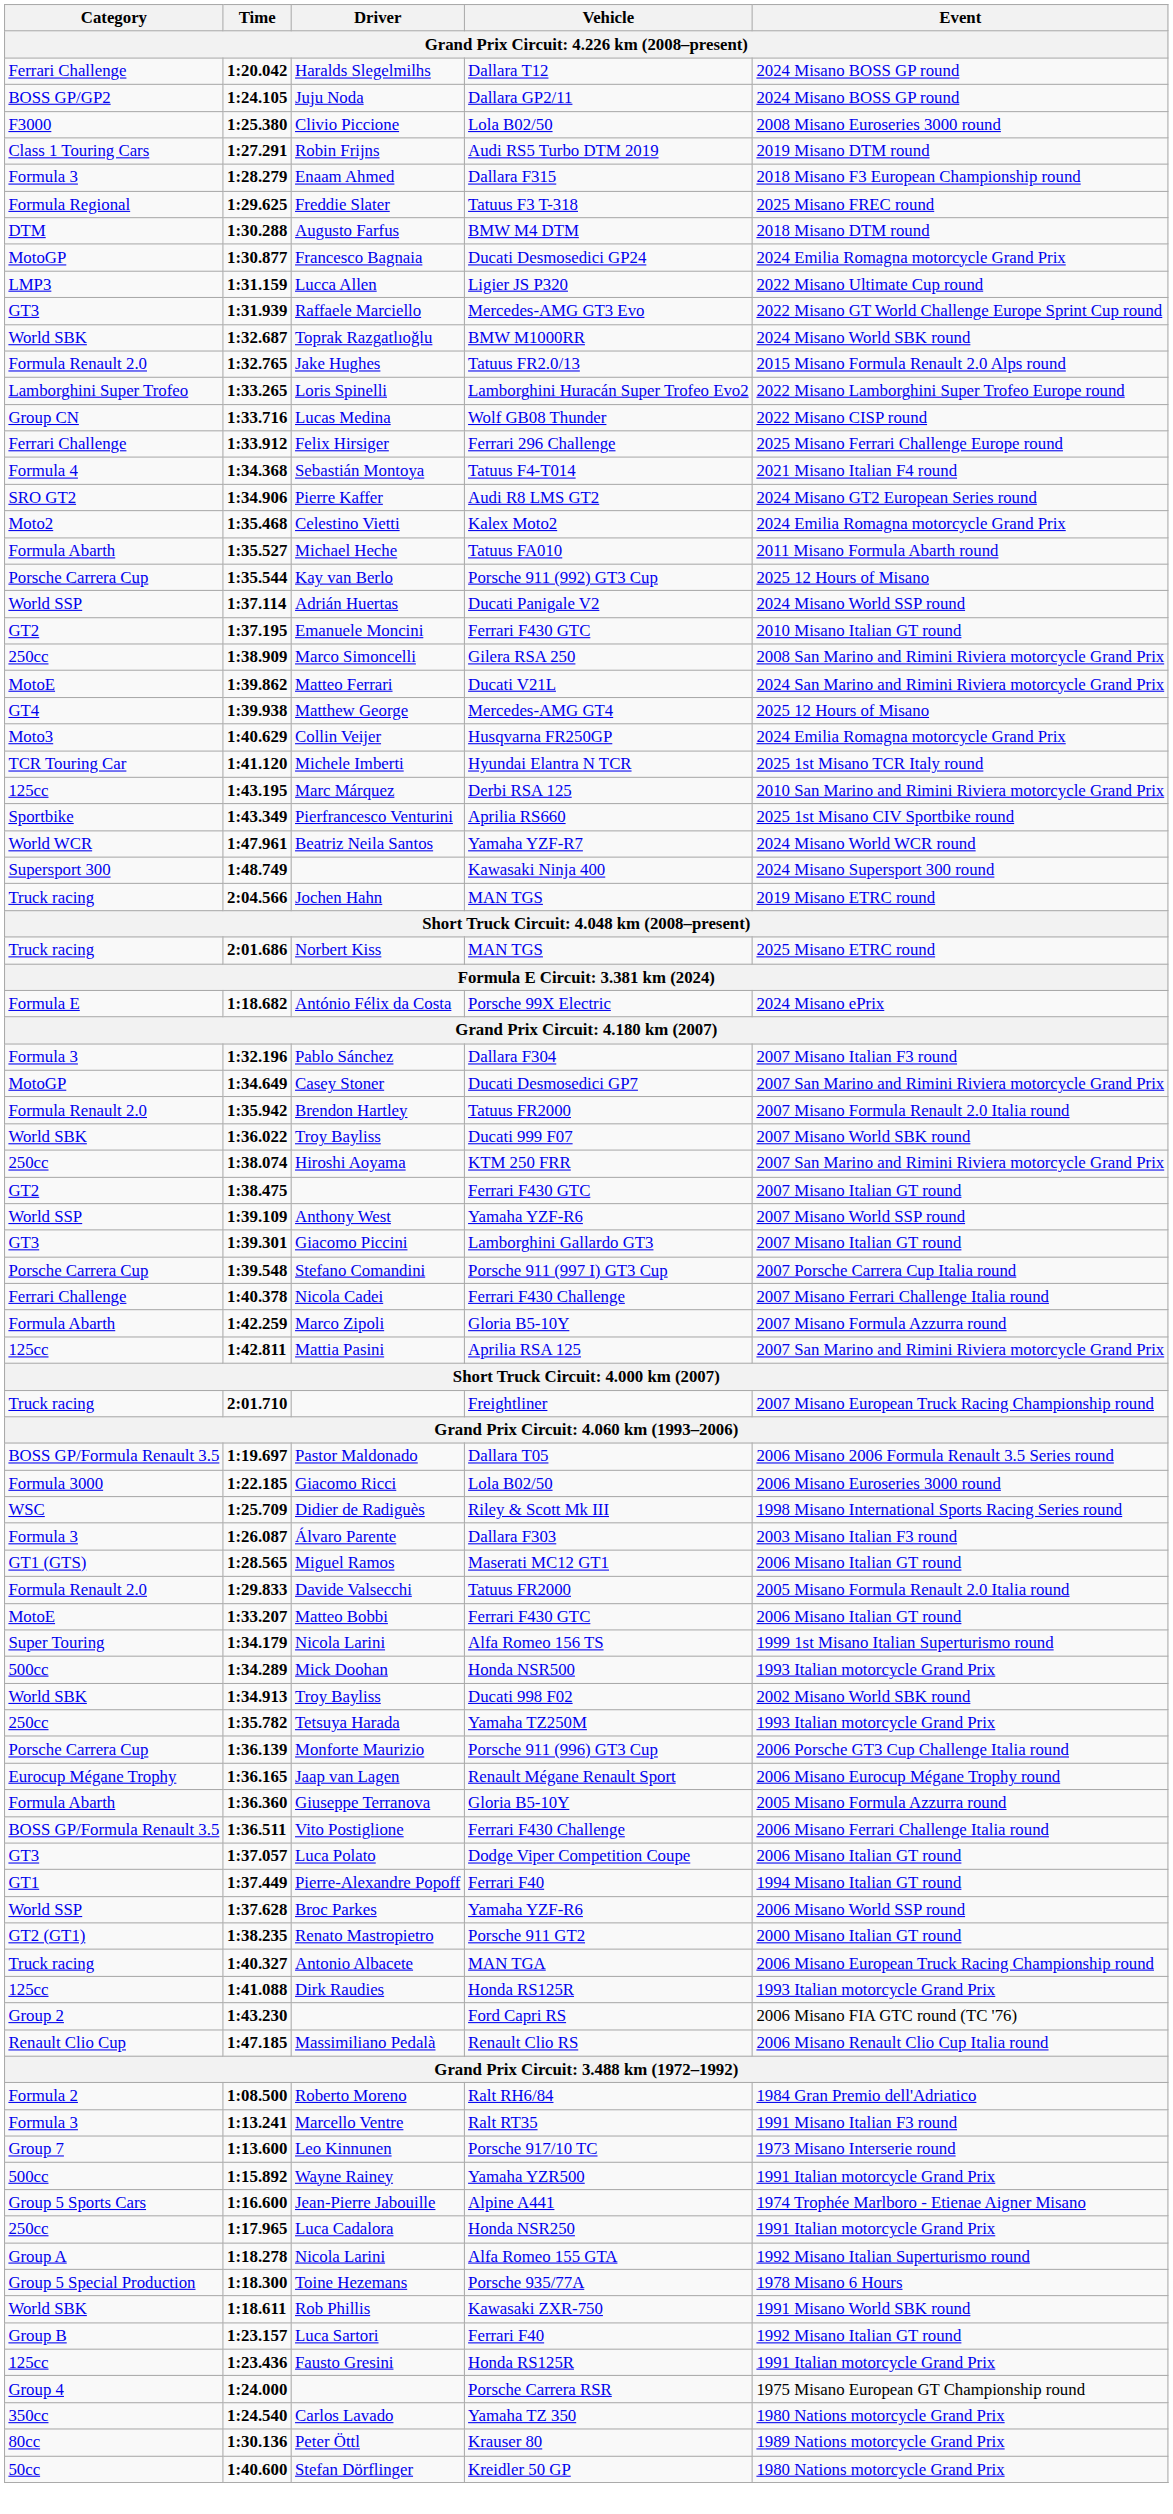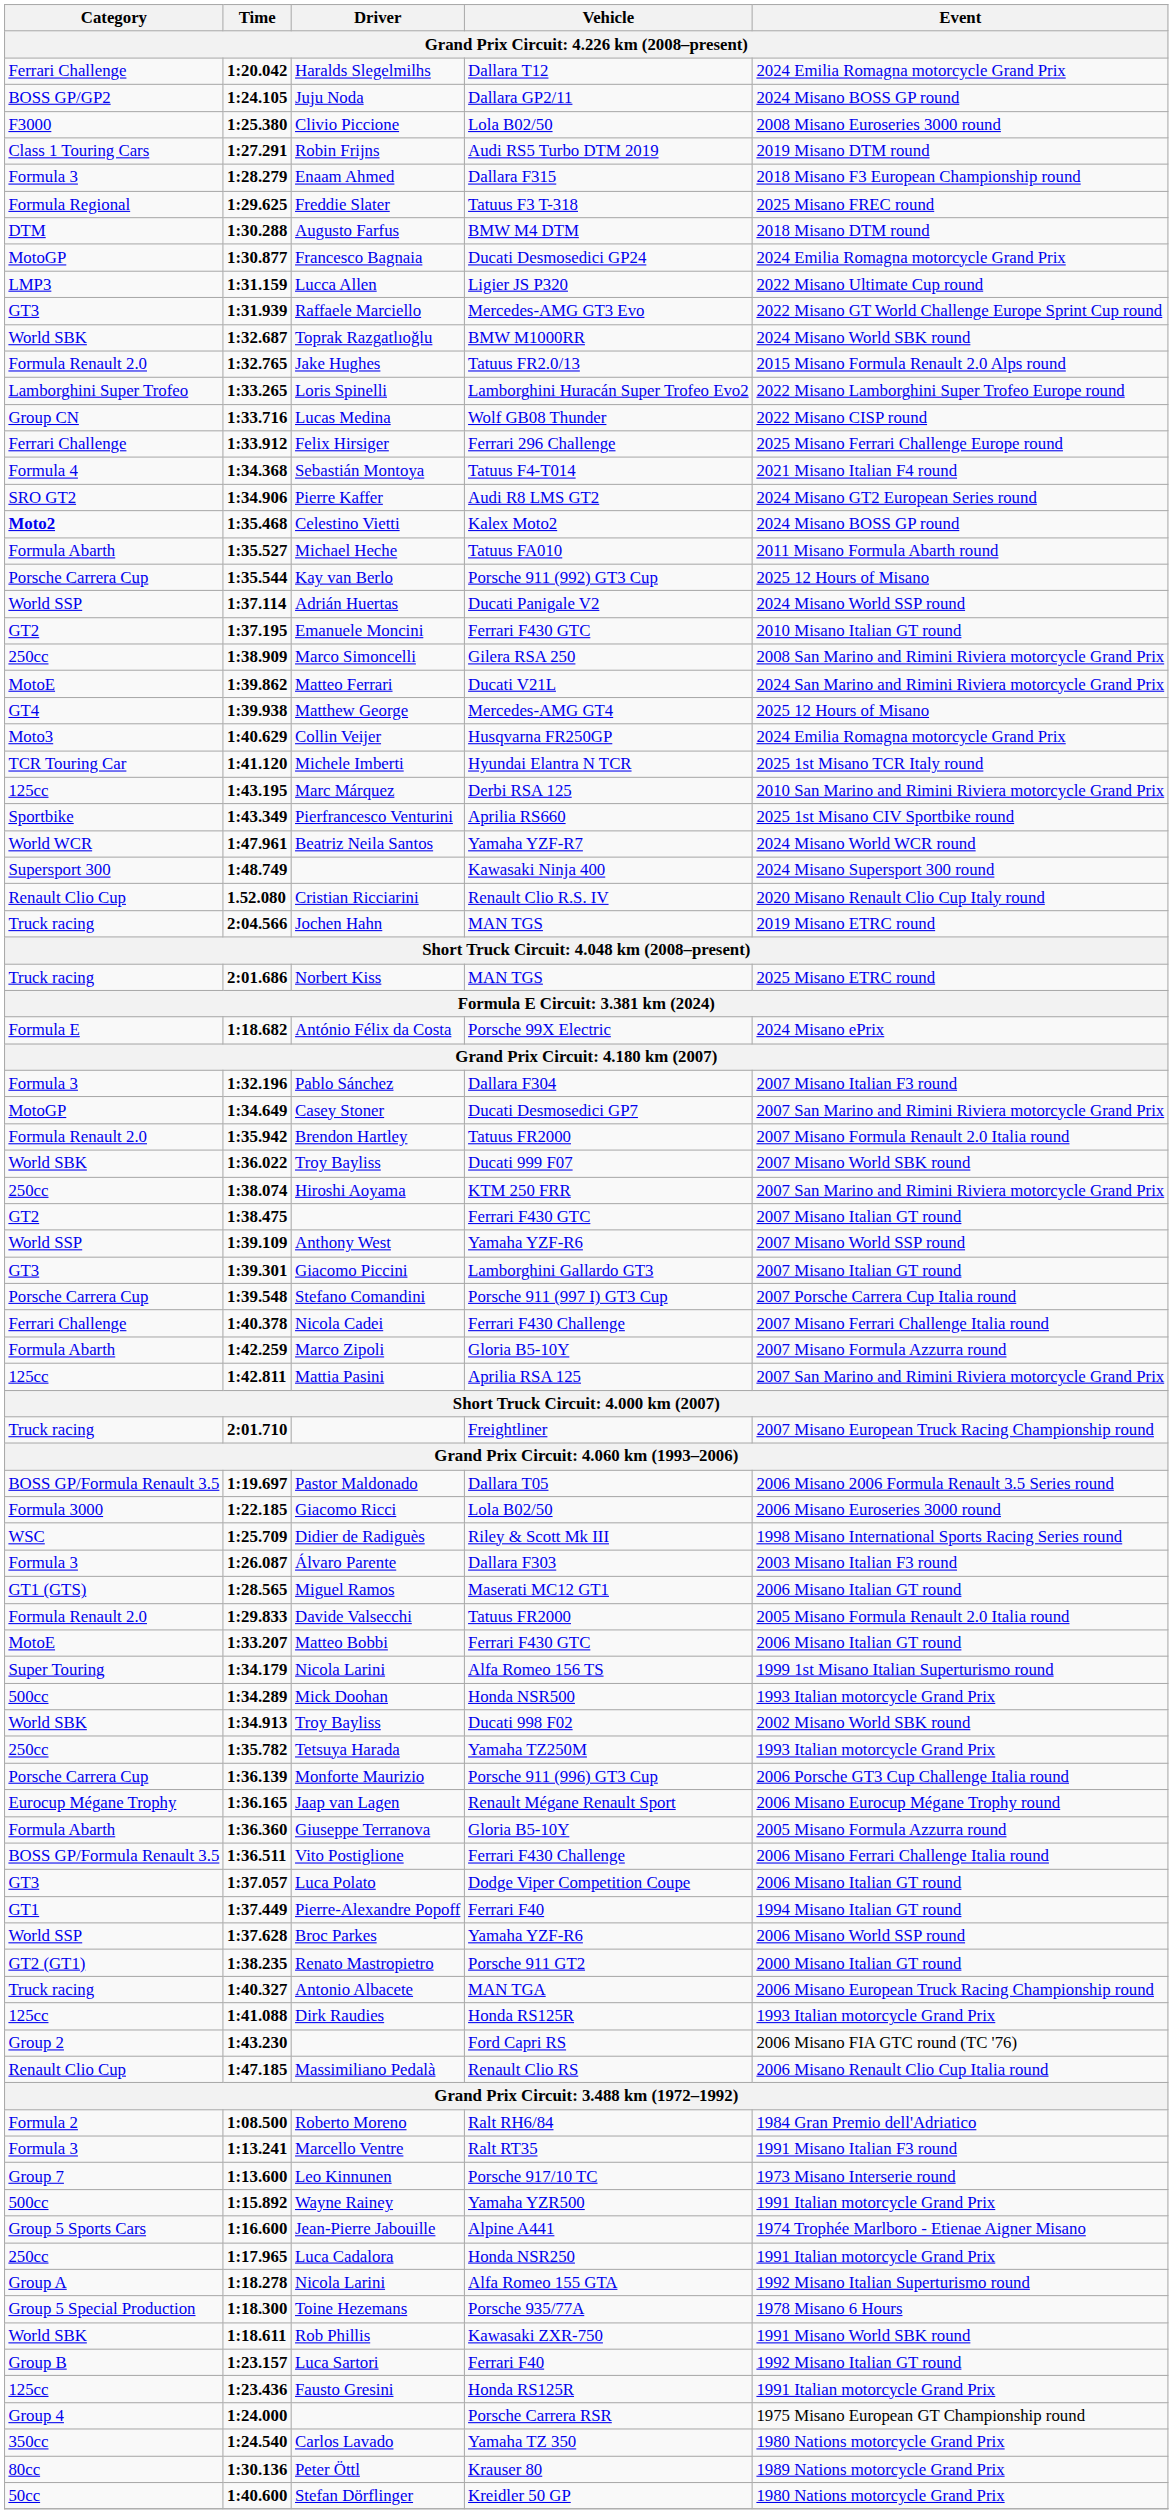(858, 71) 2024 Misano BOSS GP round -> (911, 71) 2024 Emilia Romagna motorcycle Grand Prix
(31, 524) normal -> (32, 524) bold
(911, 524) 2024 Emilia Romagna motorcycle Grand Prix -> (858, 524) 2024 Misano BOSS GP round
+ row: (256, 897)
